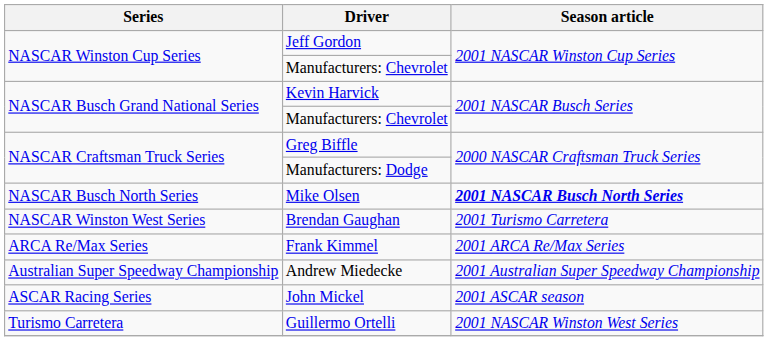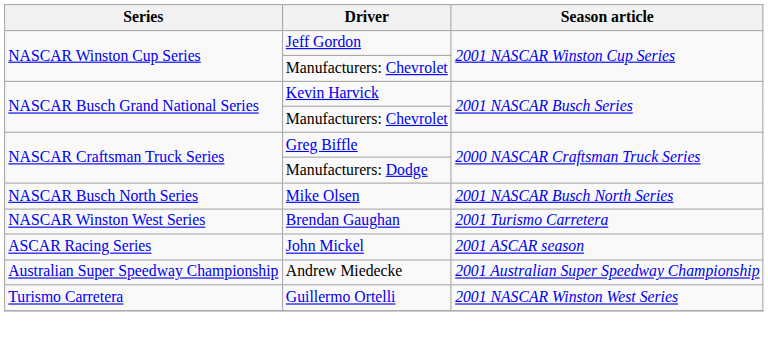(569, 195) bold -> (564, 195) normal
- row: (78, 246)
rows swapped: (80, 297) <-> (143, 272)
